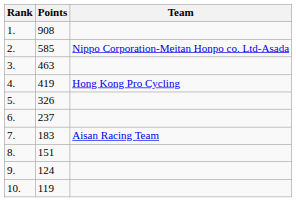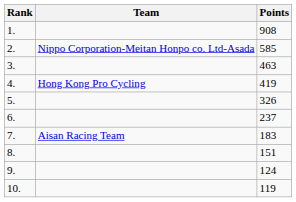columns swapped: (181, 13) <-> (52, 13)
